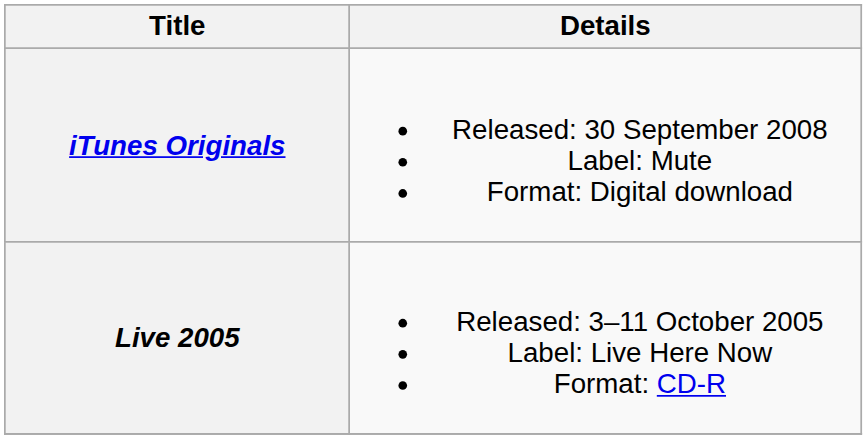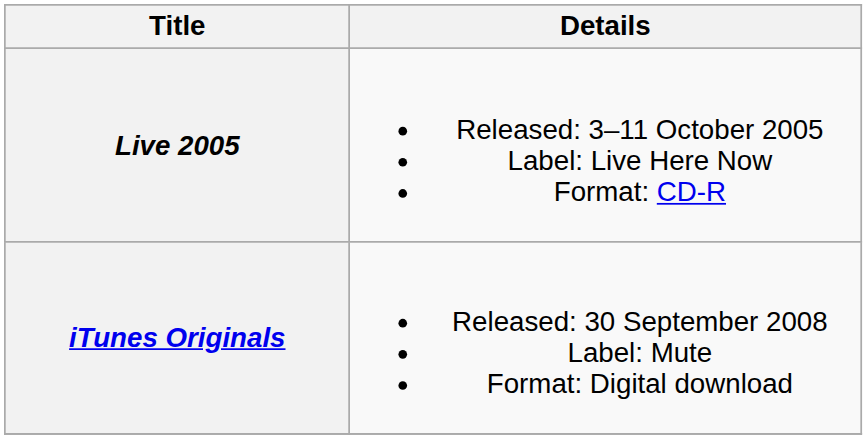rows swapped: (177, 337) <-> (177, 144)
